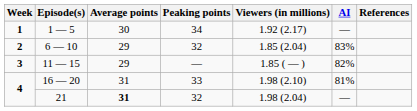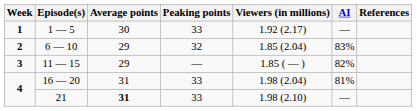(197, 30) 34 -> (197, 30) 33
(283, 81) 1.98 (2.10) -> (283, 81) 1.98 (2.04)
(197, 98) 32 -> (197, 98) 33
(283, 98) 1.98 (2.04) -> (283, 98) 1.98 (2.10)
